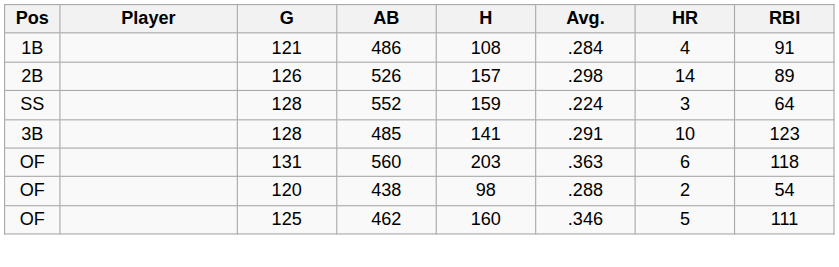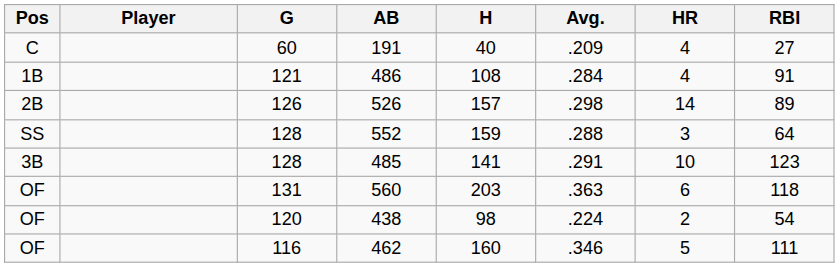+ row: (386, 47)
(585, 104) .224 -> (585, 133) .288
(585, 190) .288 -> (585, 219) .224
(287, 219) 125 -> (287, 248) 116
